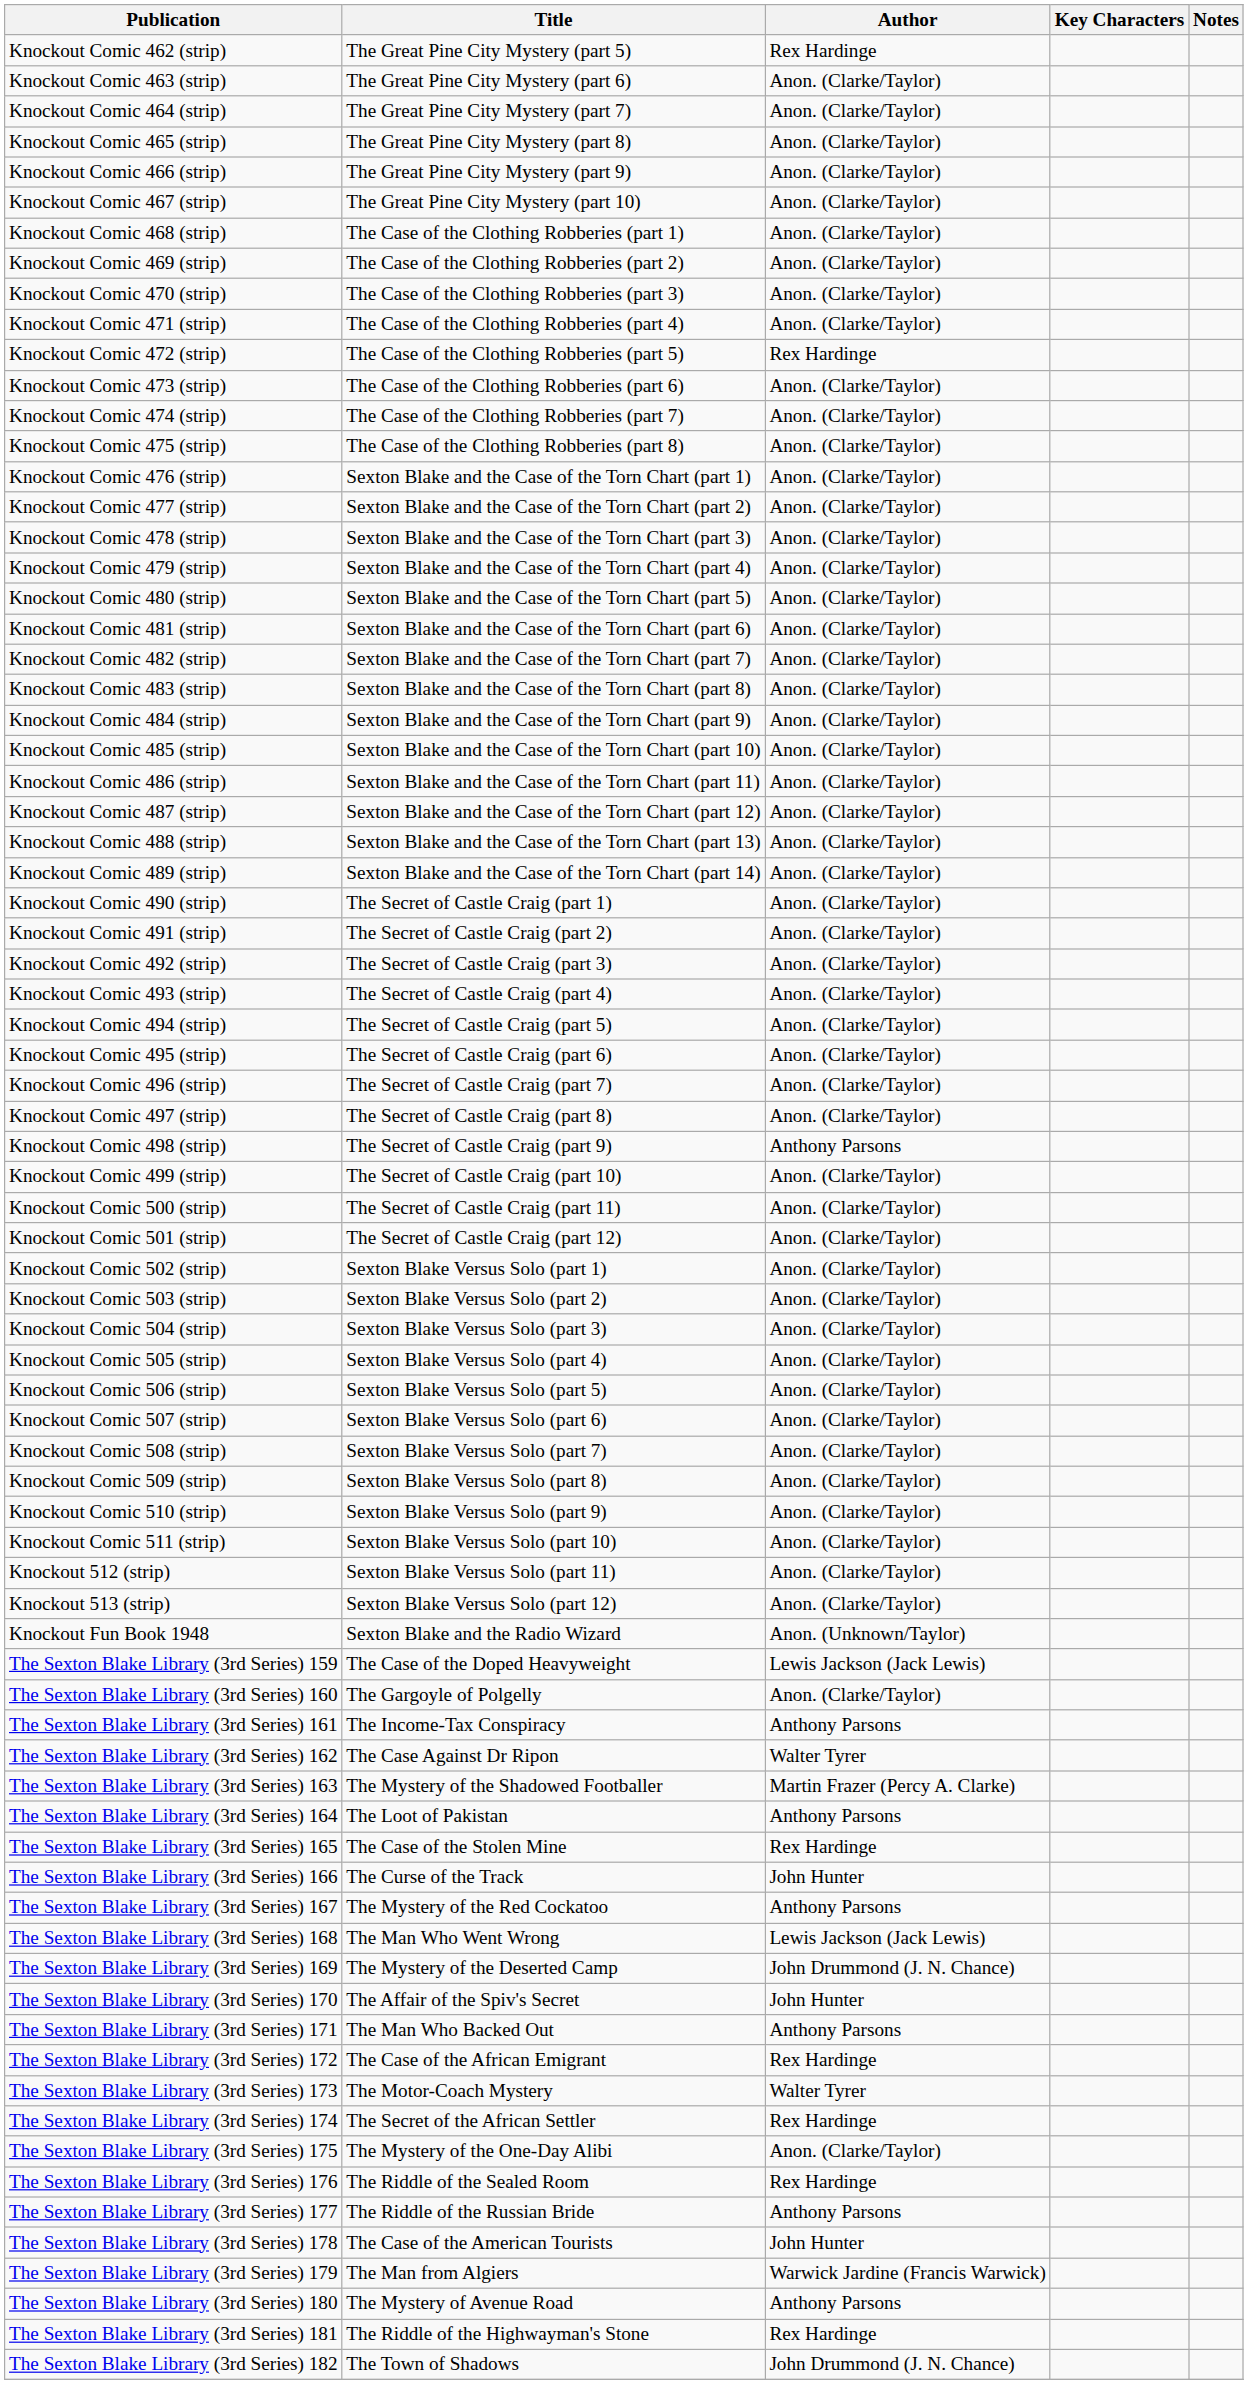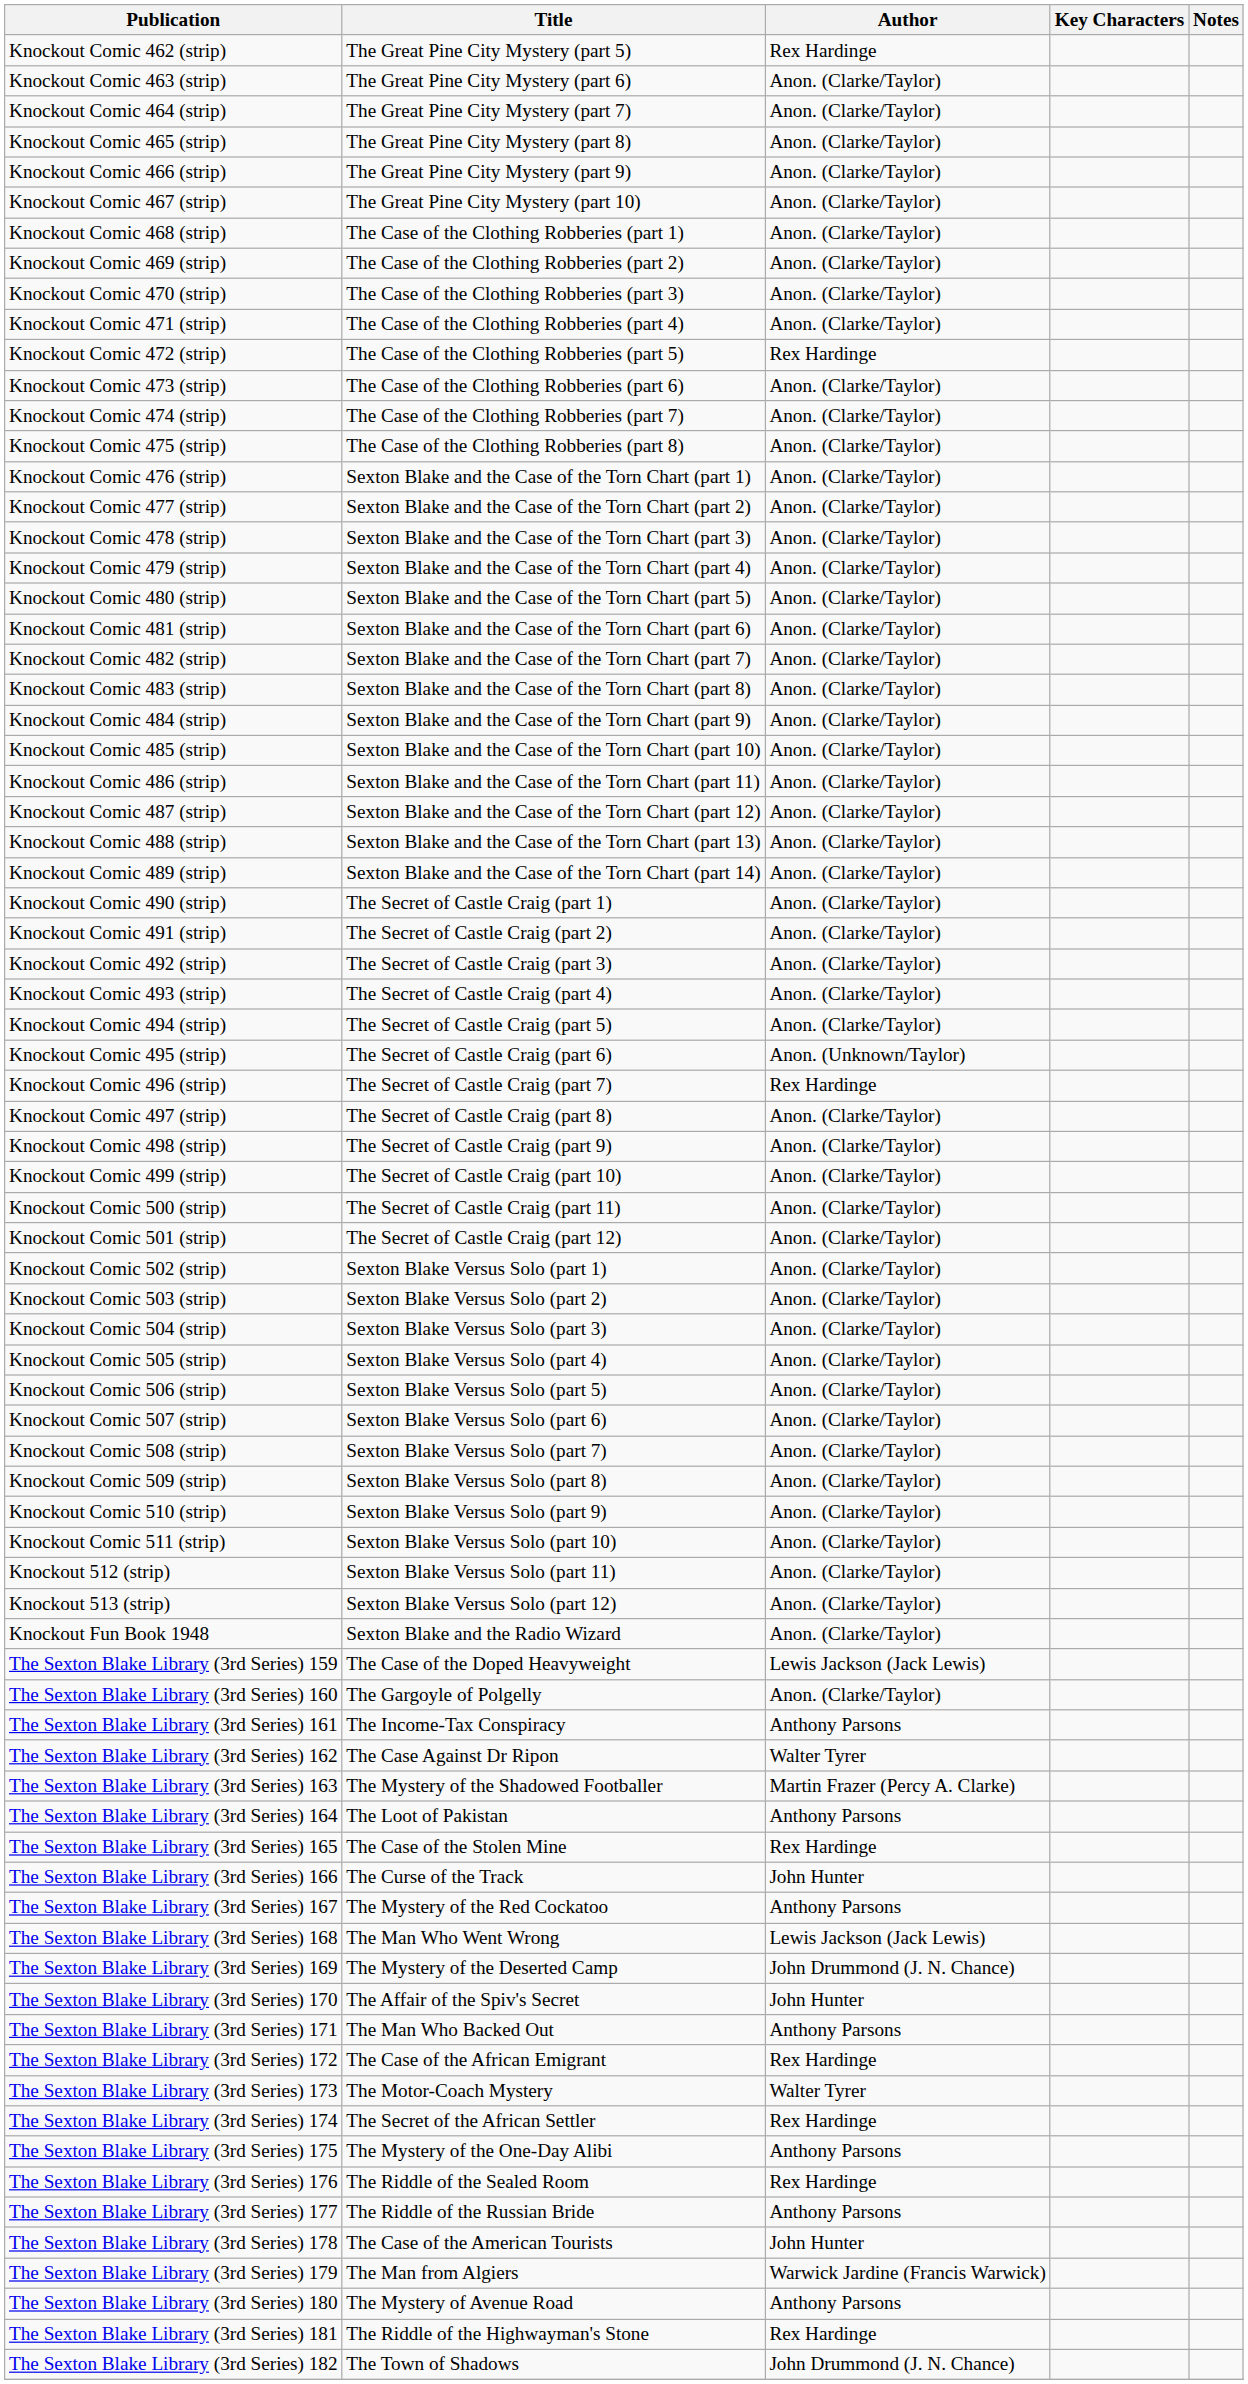(855, 1055) Anon. (Clarke/Taylor) -> (867, 1055) Anon. (Unknown/Taylor)
(855, 1085) Anon. (Clarke/Taylor) -> (823, 1085) Rex Hardinge
(835, 1146) Anthony Parsons -> (855, 1146) Anon. (Clarke/Taylor)
(867, 1633) Anon. (Unknown/Taylor) -> (855, 1633) Anon. (Clarke/Taylor)
(855, 2151) Anon. (Clarke/Taylor) -> (835, 2151) Anthony Parsons
